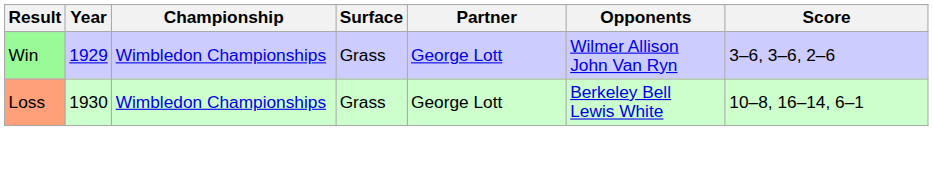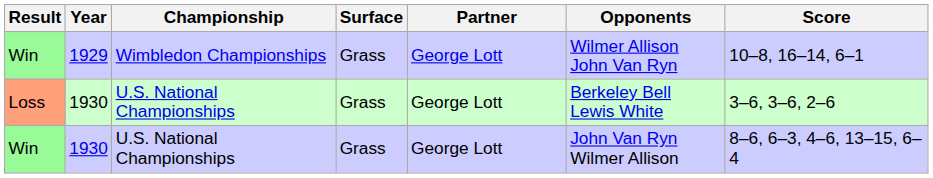(782, 55) 3–6, 3–6, 2–6 -> (797, 55) 10–8, 16–14, 6–1
(221, 102) Wimbledon Championships -> (175, 102) U.S. National Championships
(797, 102) 10–8, 16–14, 6–1 -> (782, 102) 3–6, 3–6, 2–6
+ row: (23, 149)
